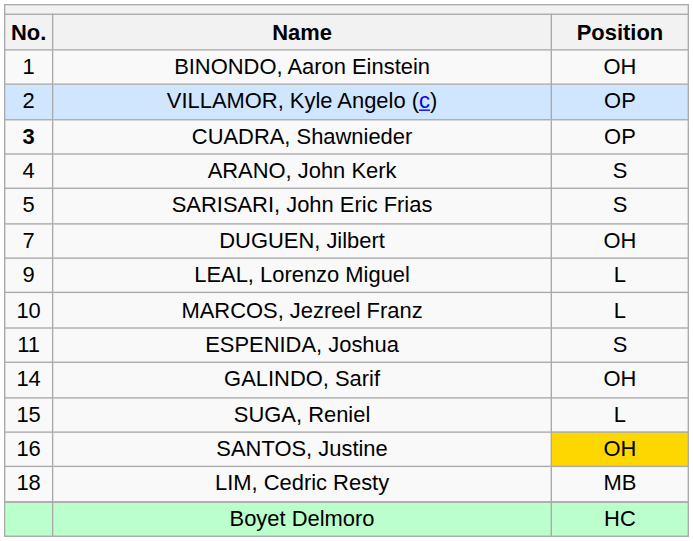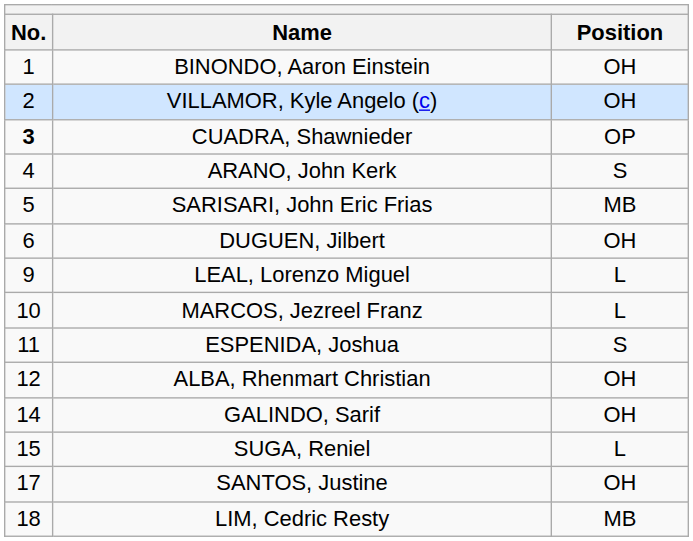(620, 101) OP -> (620, 101) OH
(620, 205) S -> (620, 205) MB
(29, 240) 7 -> (29, 240) 6
+ row: (302, 379)
(29, 449) 16 -> (29, 483) 17
(620, 449) gold background -> (620, 483) no background
- row: (302, 518)
